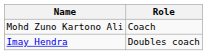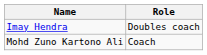rows swapped: (65, 27) <-> (37, 42)
